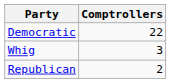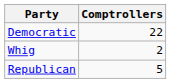(160, 51) 3 -> (160, 51) 2
(160, 69) 2 -> (160, 69) 5
